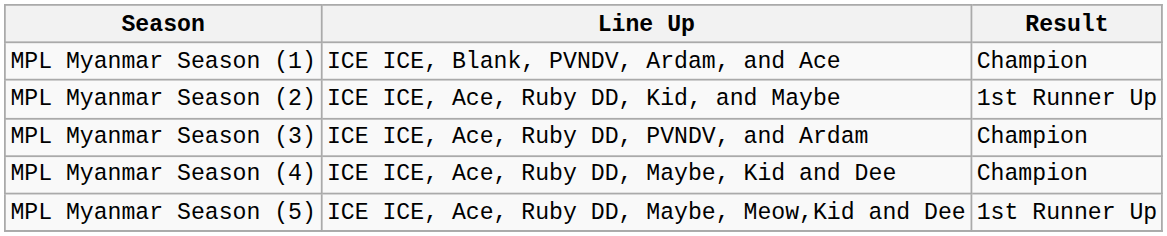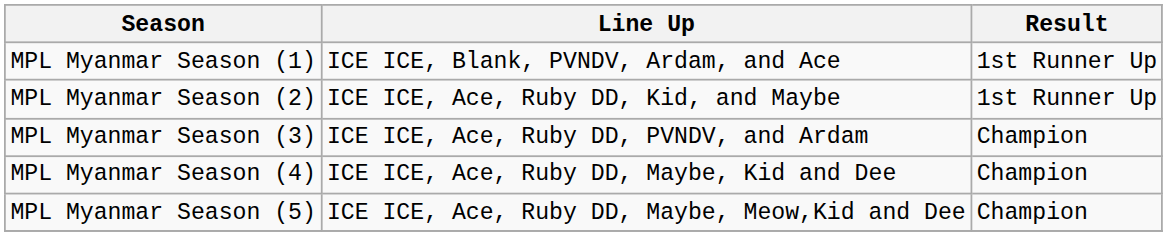(1032, 61) Champion -> (1067, 61) 1st Runner Up
(1067, 212) 1st Runner Up -> (1032, 212) Champion
